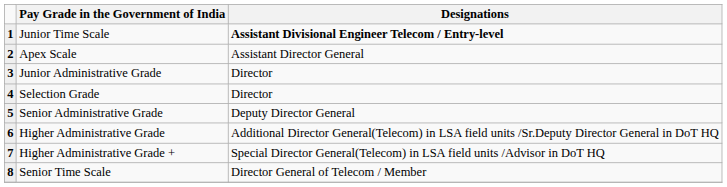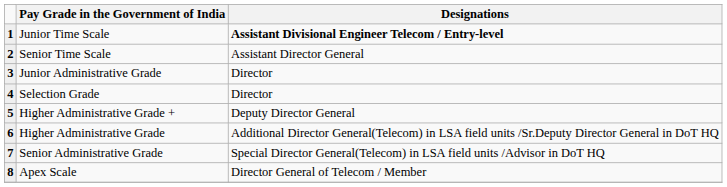(48, 53) Apex Scale -> (65, 53) Senior Time Scale
(91, 113) Senior Administrative Grade -> (97, 113) Higher Administrative Grade +
(97, 152) Higher Administrative Grade + -> (91, 152) Senior Administrative Grade
(65, 172) Senior Time Scale -> (48, 172) Apex Scale
